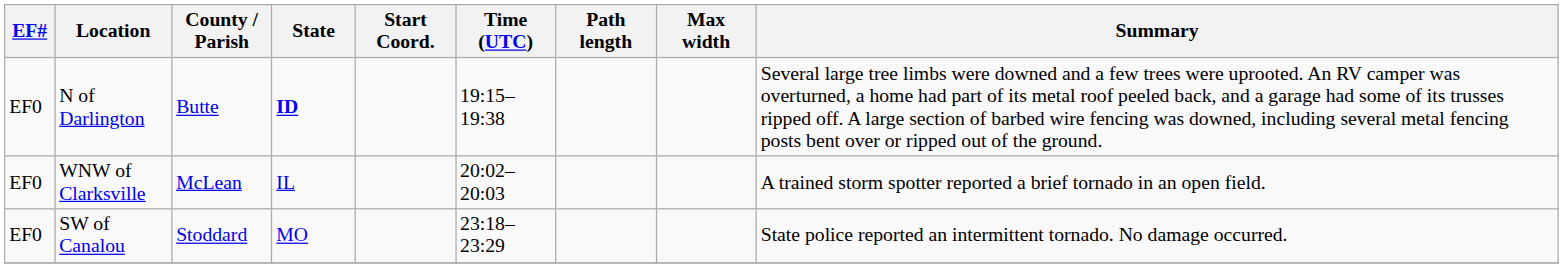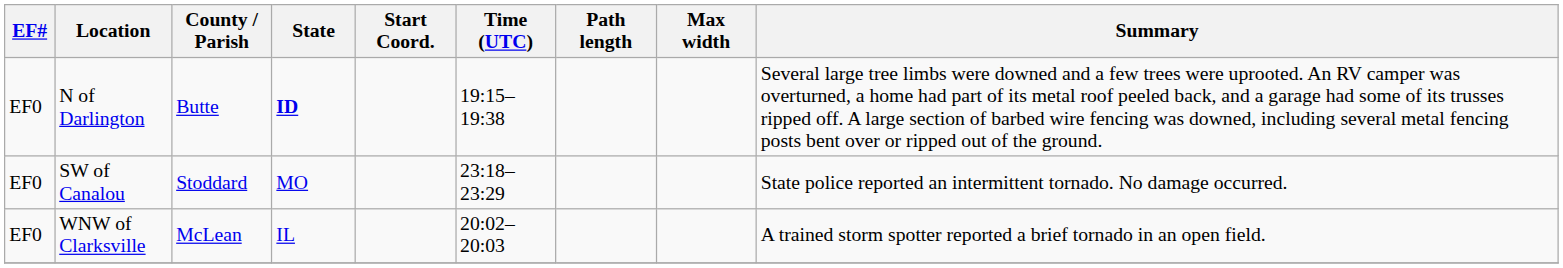rows swapped: (102, 182) <-> (92, 235)
